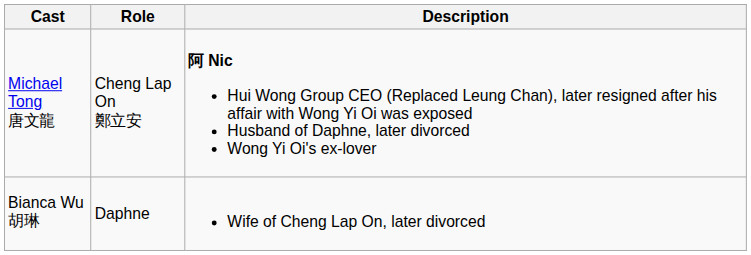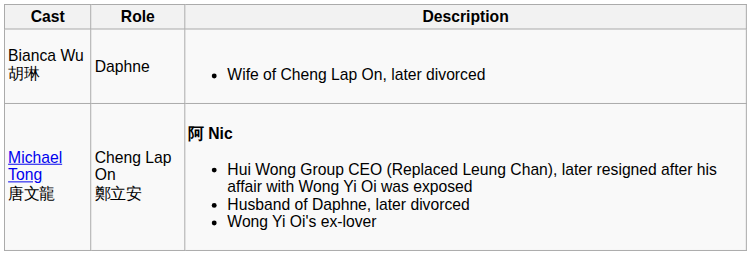rows swapped: (35, 102) <-> (46, 212)
